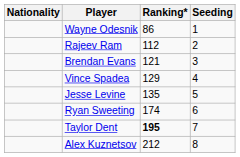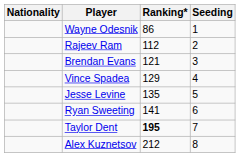(151, 111) 174 -> (151, 111) 141
